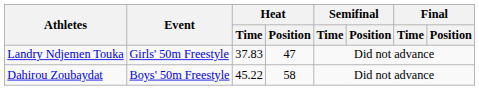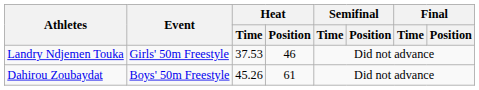(249, 55) 37.83 -> (249, 55) 37.53
(290, 55) 47 -> (290, 55) 46
(249, 75) 45.22 -> (249, 75) 45.26
(290, 75) 58 -> (290, 75) 61
